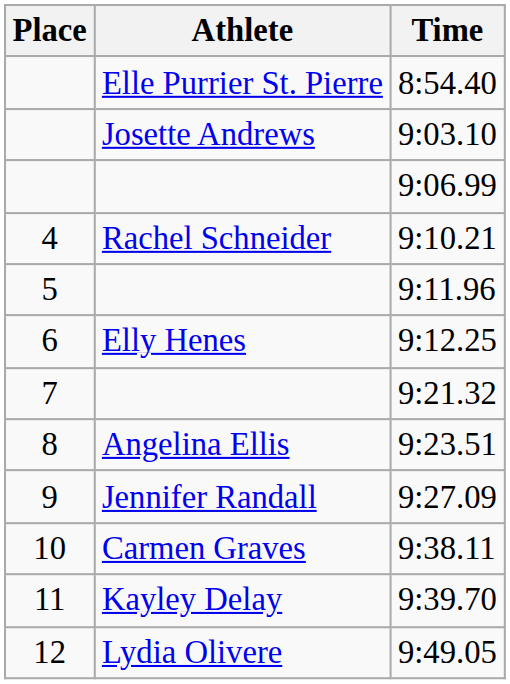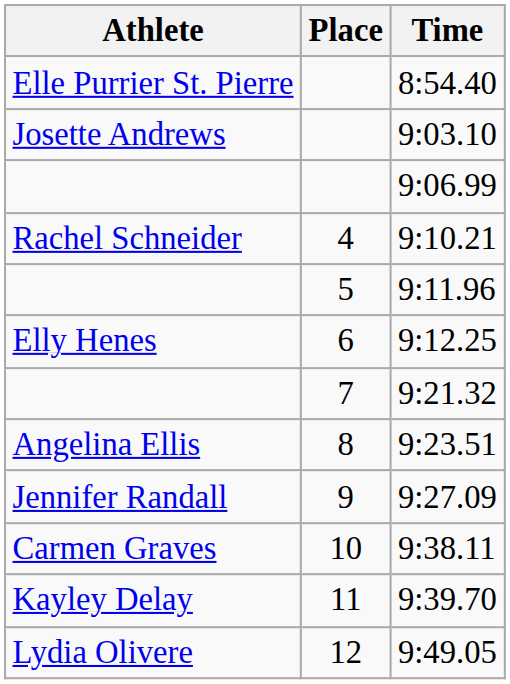columns swapped: (50, 30) <-> (242, 30)
